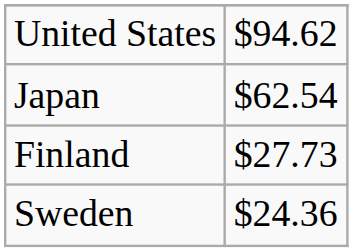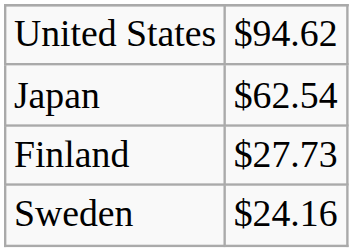(286, 214) $24.36 -> (286, 214) $24.16
